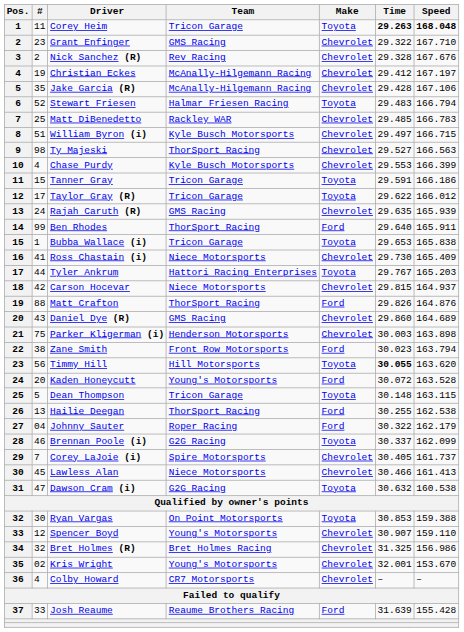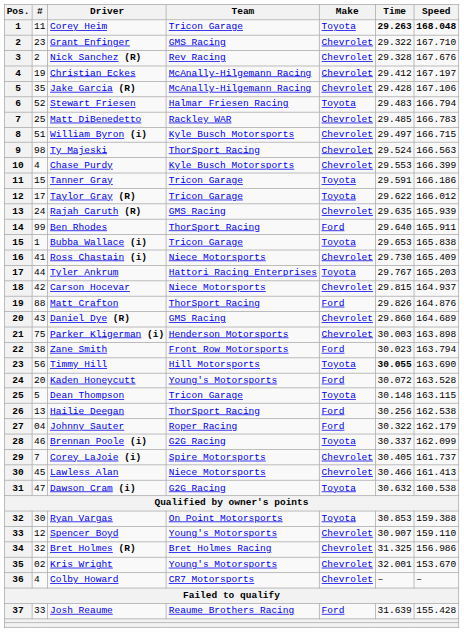(395, 151) 29.527 -> (395, 151) 29.524
(436, 365) 163.620 -> (436, 365) 163.690
(395, 412) 30.255 -> (395, 412) 30.256
